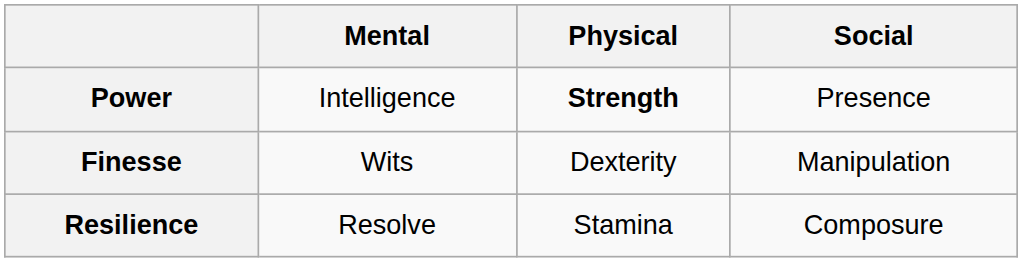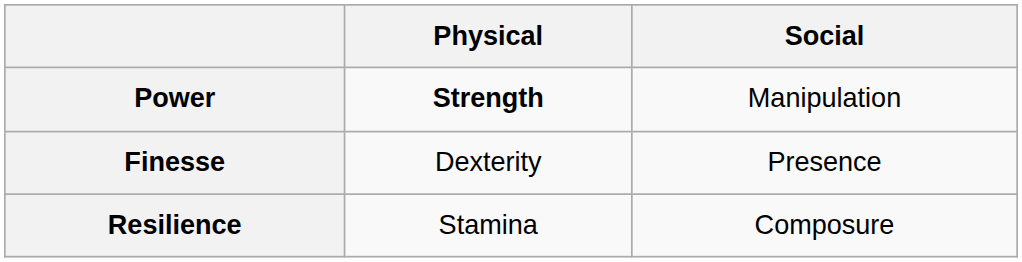- column: (387, 35)
(874, 98) Presence -> (825, 98) Manipulation
(874, 161) Manipulation -> (824, 161) Presence
